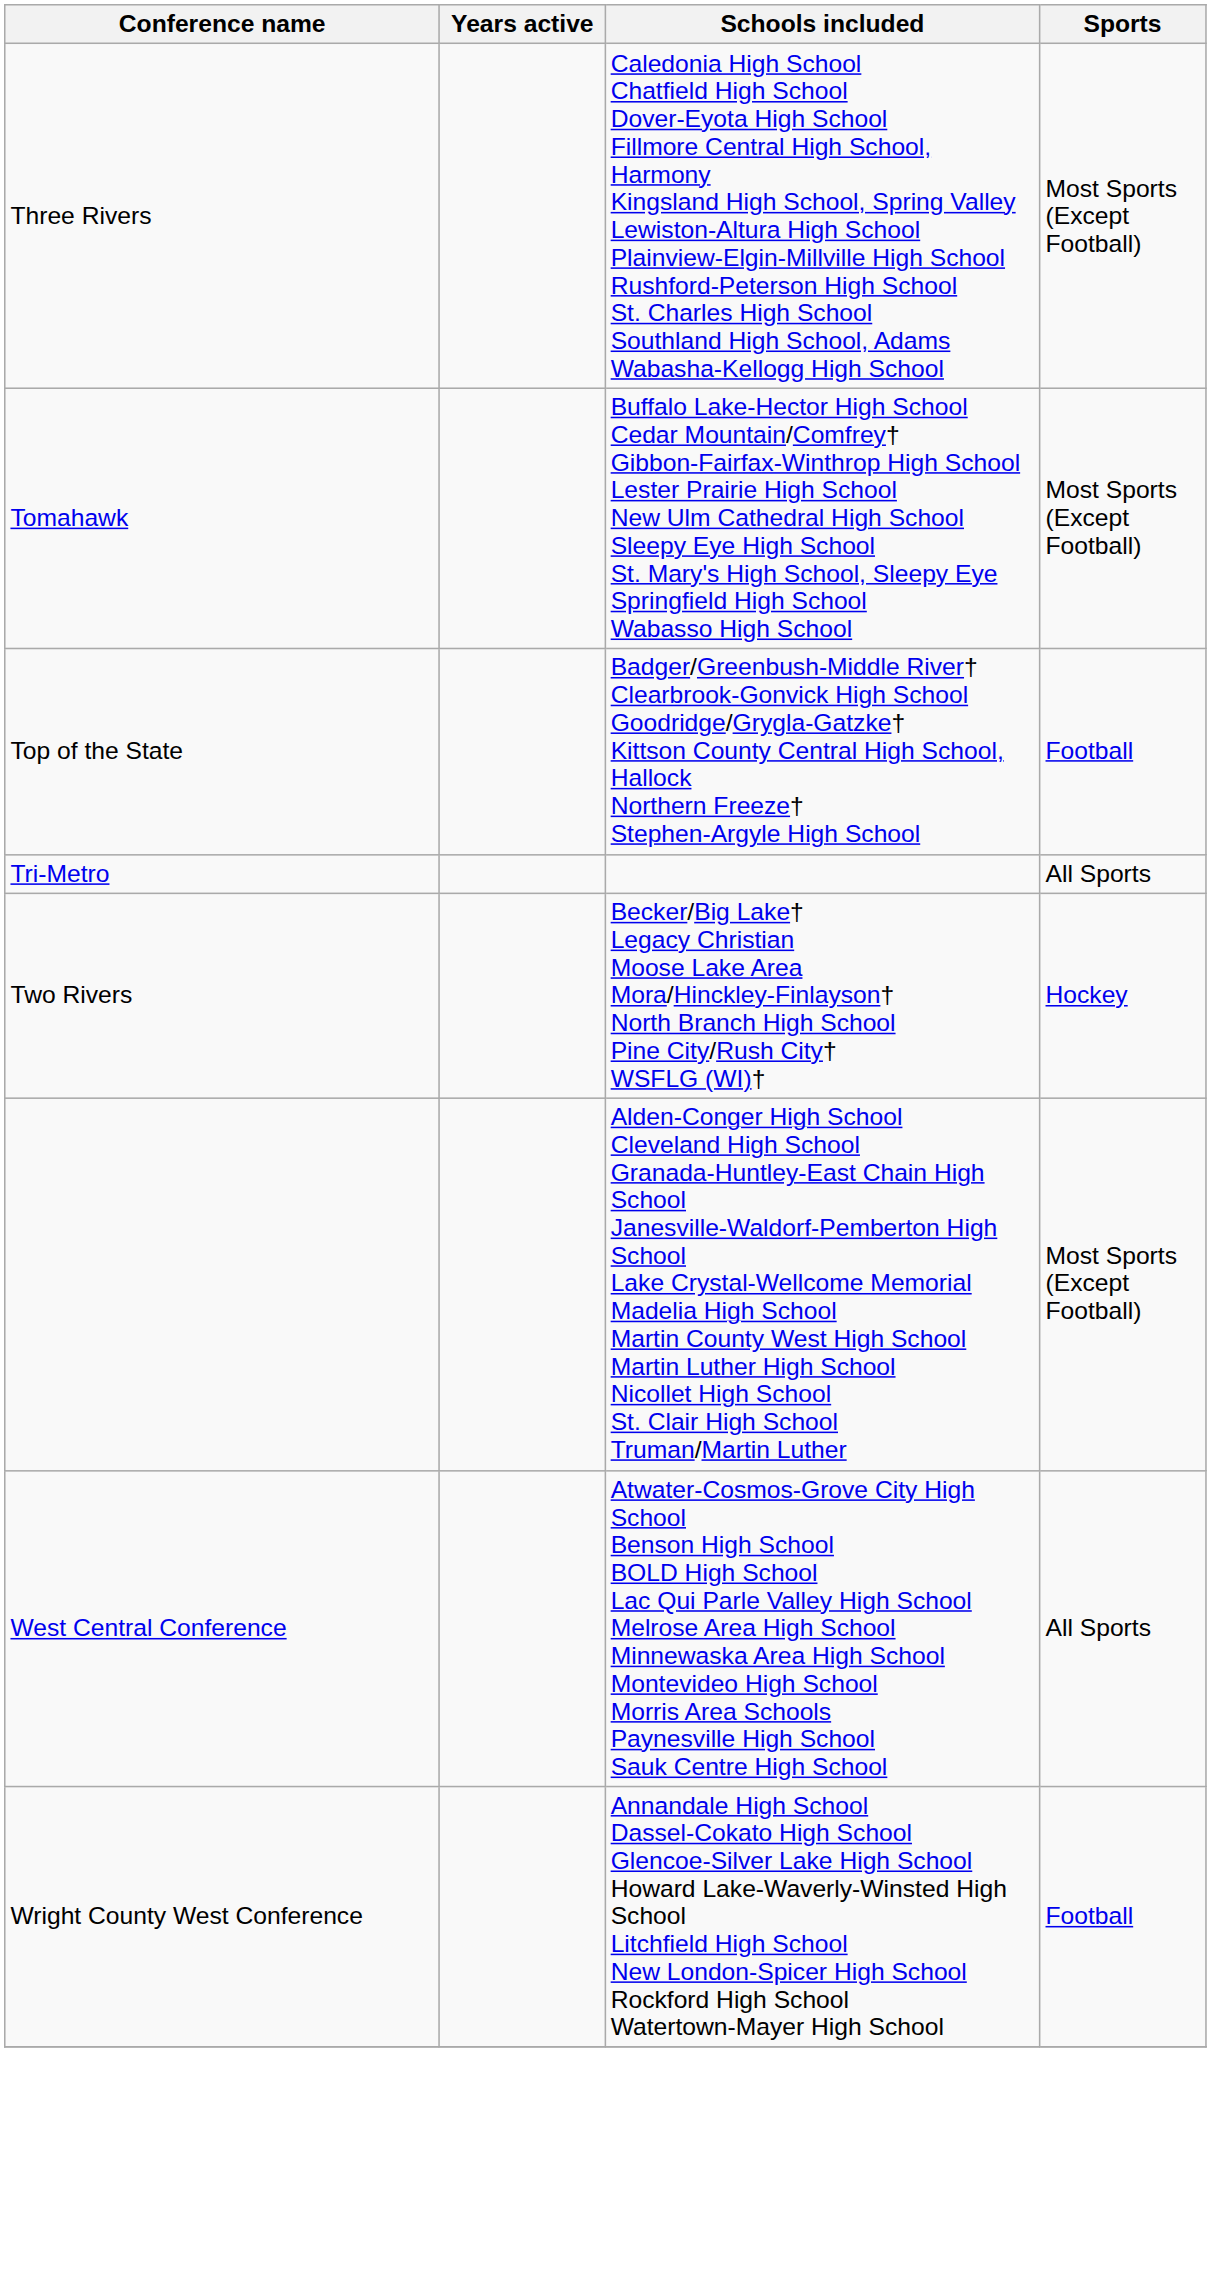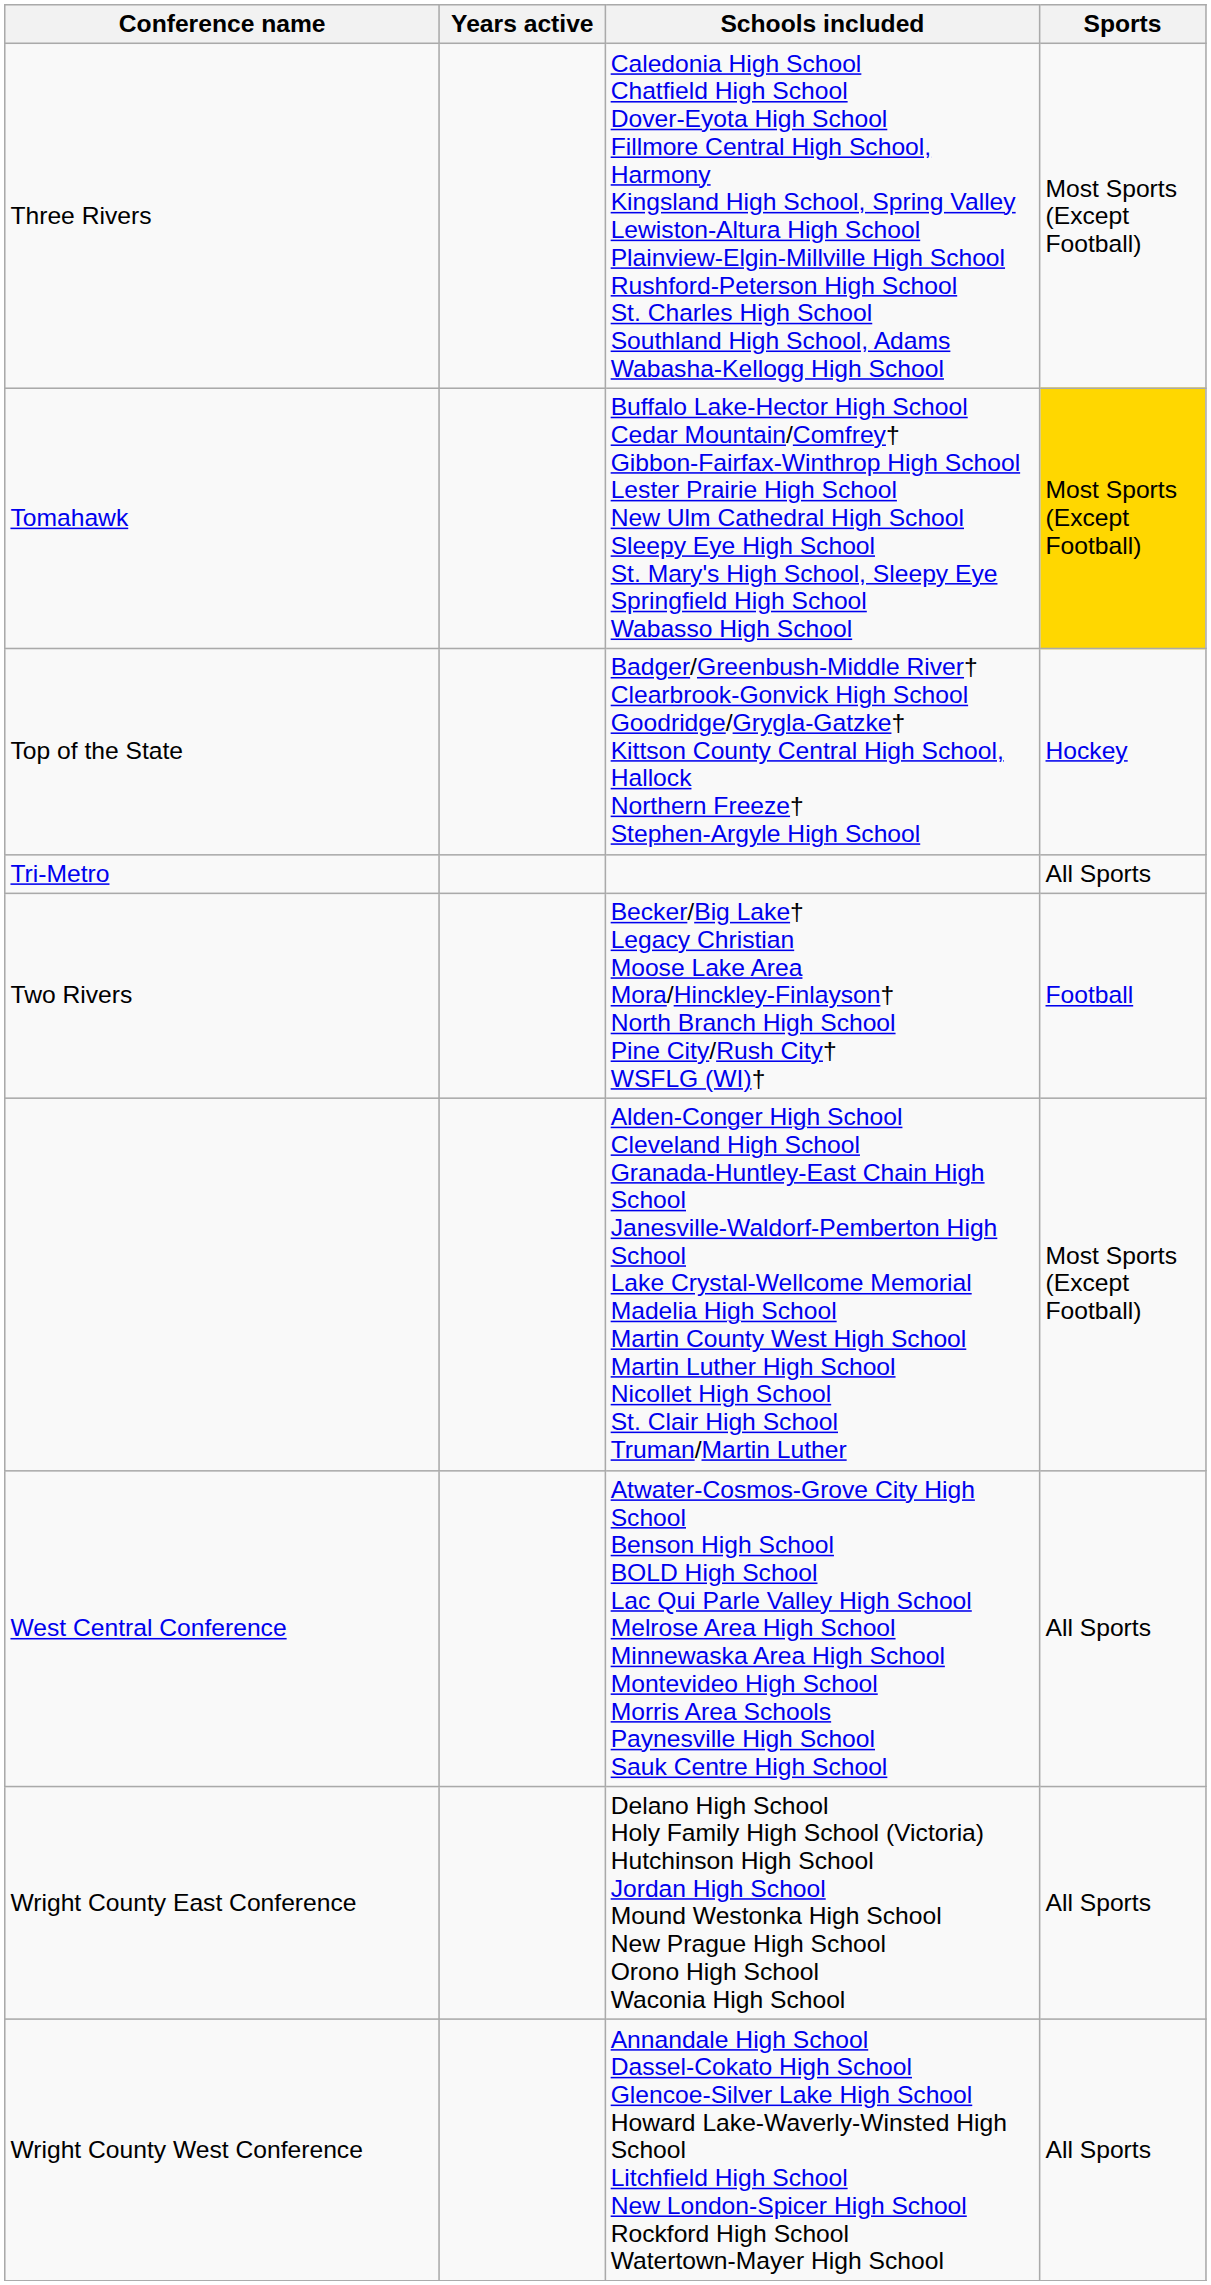(1111, 517) no background -> (1111, 517) gold background
(1089, 751) Football -> (1087, 751) Hockey
(1087, 995) Hockey -> (1089, 995) Football
+ row: (183, 1902)
(1089, 1916) Football -> (1098, 2149) All Sports
